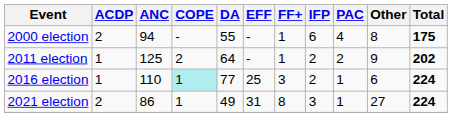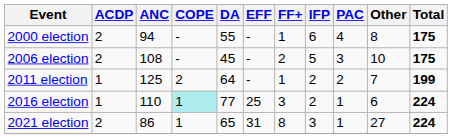+ row: (48, 58)
(374, 58) 9 -> (374, 79) 7
(424, 58) 202 -> (424, 79) 199
(228, 101) 49 -> (228, 123) 65
